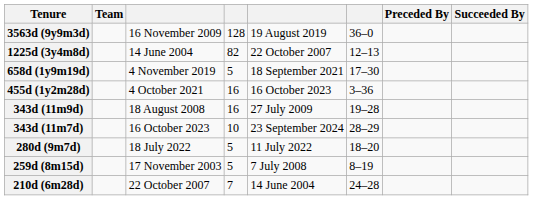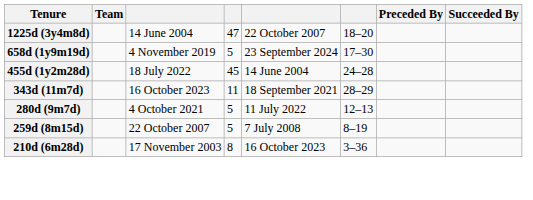- row: (48, 33)
(233, 52) 82 -> (233, 33) 47
(364, 52) 12–13 -> (358, 33) 18–20
(297, 71) 18 September 2021 -> (291, 52) 23 September 2024
(166, 90) 4 October 2021 -> (160, 71) 18 July 2022
(233, 90) 16 -> (233, 71) 45
(291, 90) 16 October 2023 -> (276, 71) 14 June 2004
(361, 90) 3–36 -> (358, 71) 24–28
- row: (48, 109)
(233, 128) 10 -> (233, 90) 11
(297, 128) 23 September 2024 -> (291, 90) 18 September 2021
(160, 147) 18 July 2022 -> (166, 109) 4 October 2021
(364, 147) 18–20 -> (358, 109) 12–13
(175, 166) 17 November 2003 -> (169, 128) 22 October 2007
(169, 185) 22 October 2007 -> (175, 147) 17 November 2003
(230, 185) 7 -> (230, 147) 8
(282, 185) 14 June 2004 -> (285, 147) 16 October 2023
(364, 185) 24–28 -> (355, 147) 3–36
